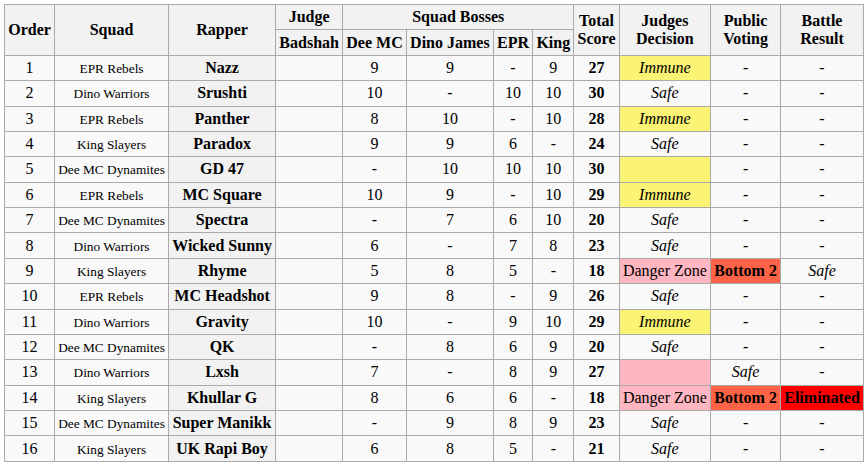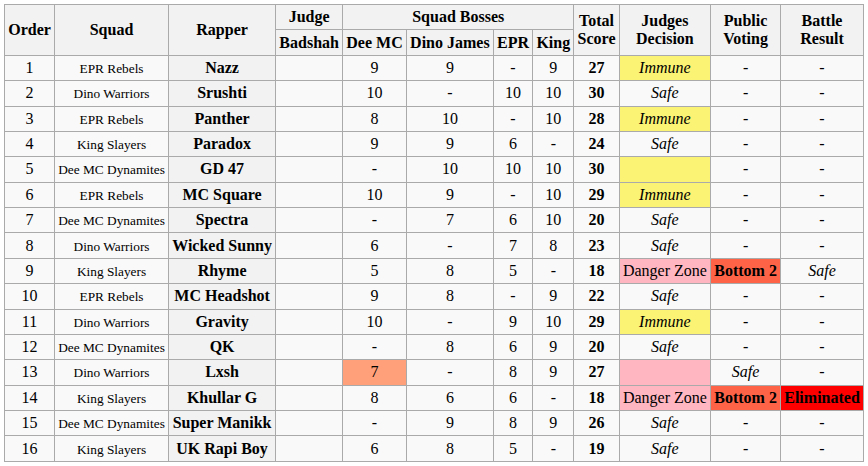(597, 296) 26 -> (597, 296) 22
(374, 372) no background -> (374, 372) lightsalmon background
(597, 423) 23 -> (597, 423) 26
(597, 448) 21 -> (597, 448) 19
